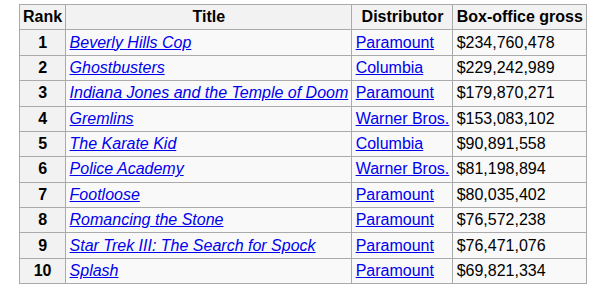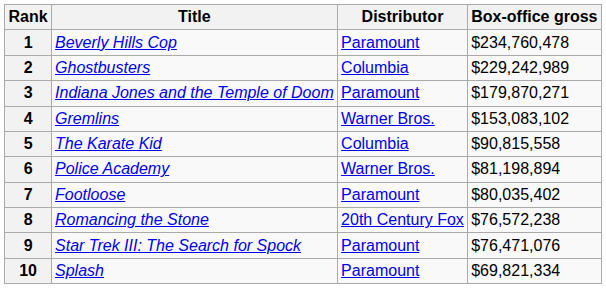(501, 144) $90,891,558 -> (516, 144) $90,815,558
(395, 220) Paramount -> (402, 220) 20th Century Fox
